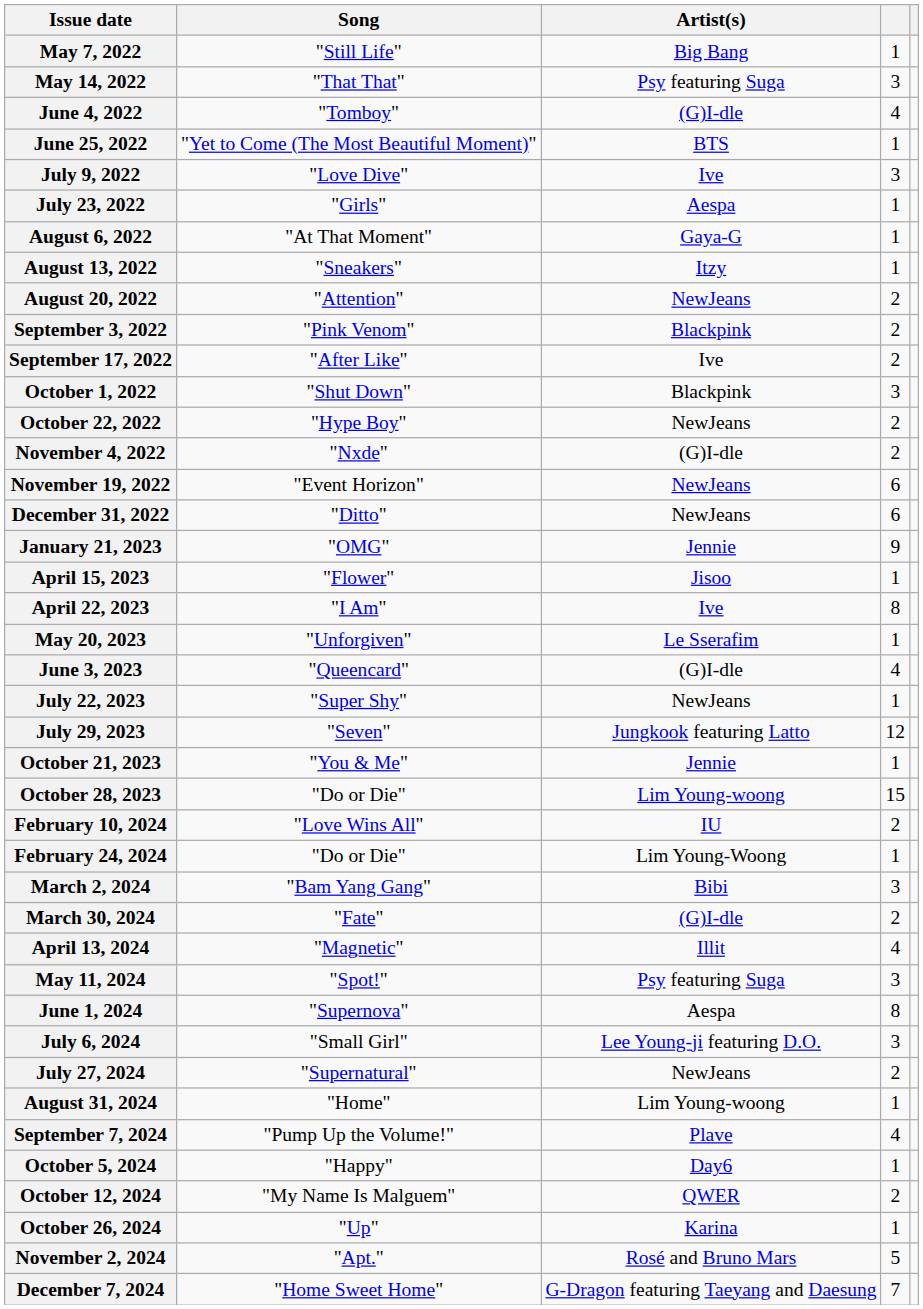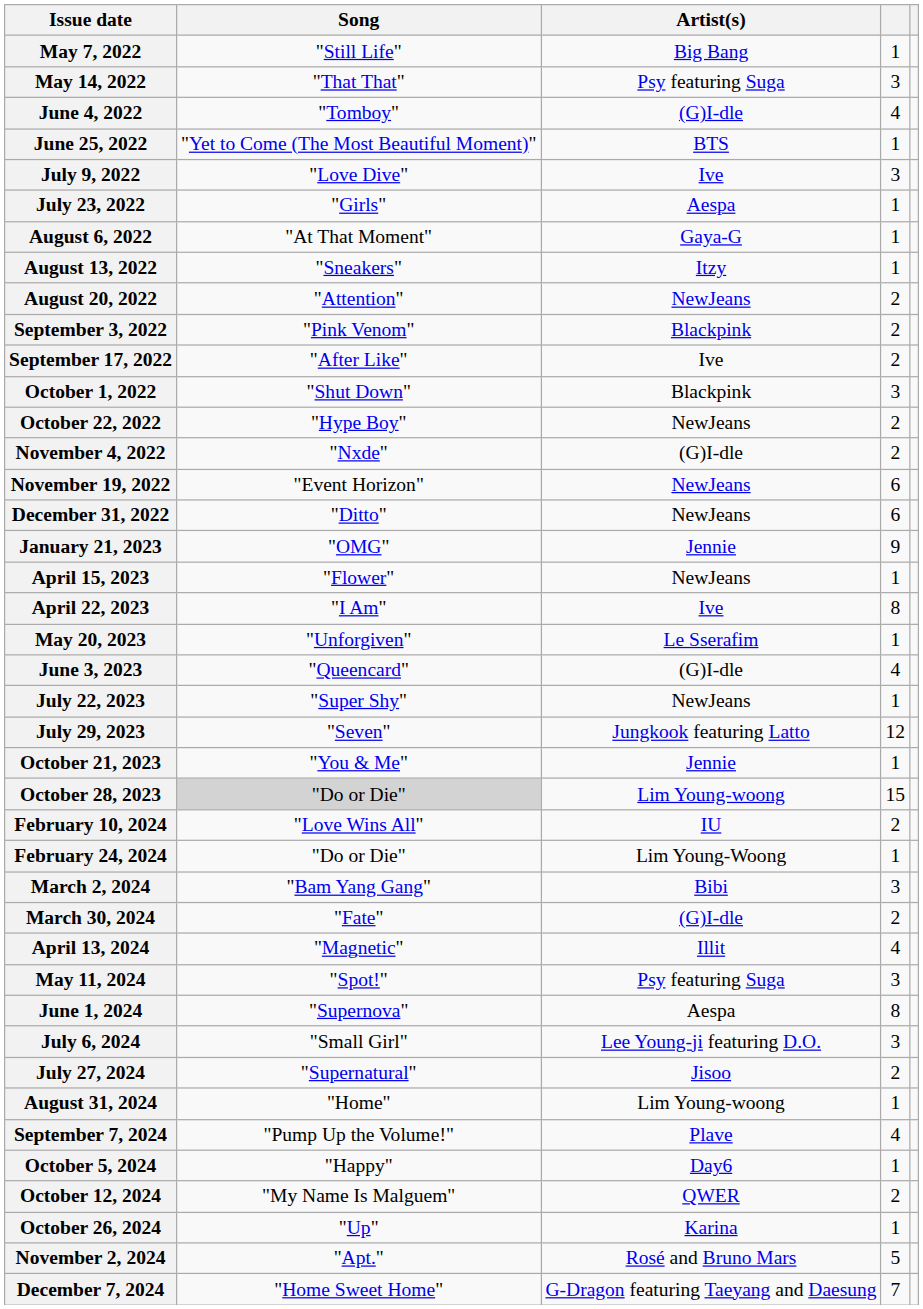(711, 577) Jisoo -> (711, 577) NewJeans
(359, 793) no background -> (359, 793) lightgrey background
(711, 1072) NewJeans -> (711, 1072) Jisoo
